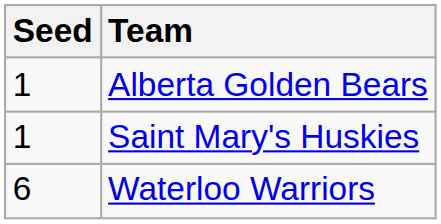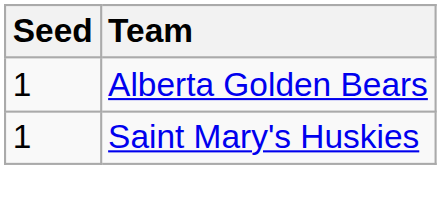- row: (242, 190)
